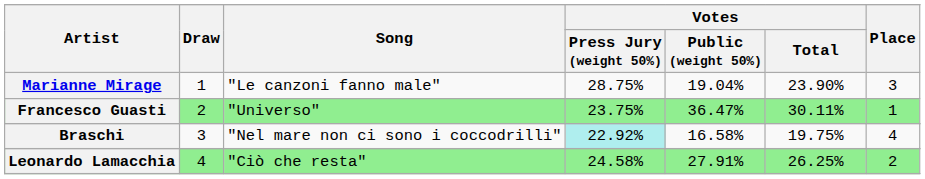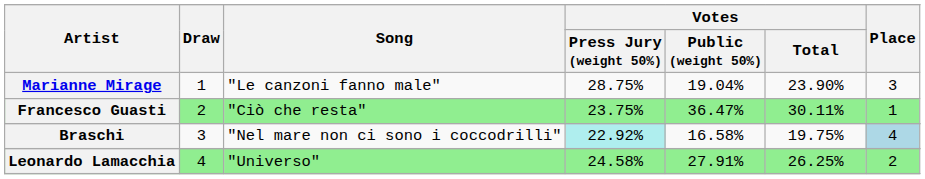(274, 111) "Universo" -> (297, 111) "Ciò che resta"
(893, 136) no background -> (893, 136) lightblue background
(297, 161) "Ciò che resta" -> (274, 161) "Universo"
